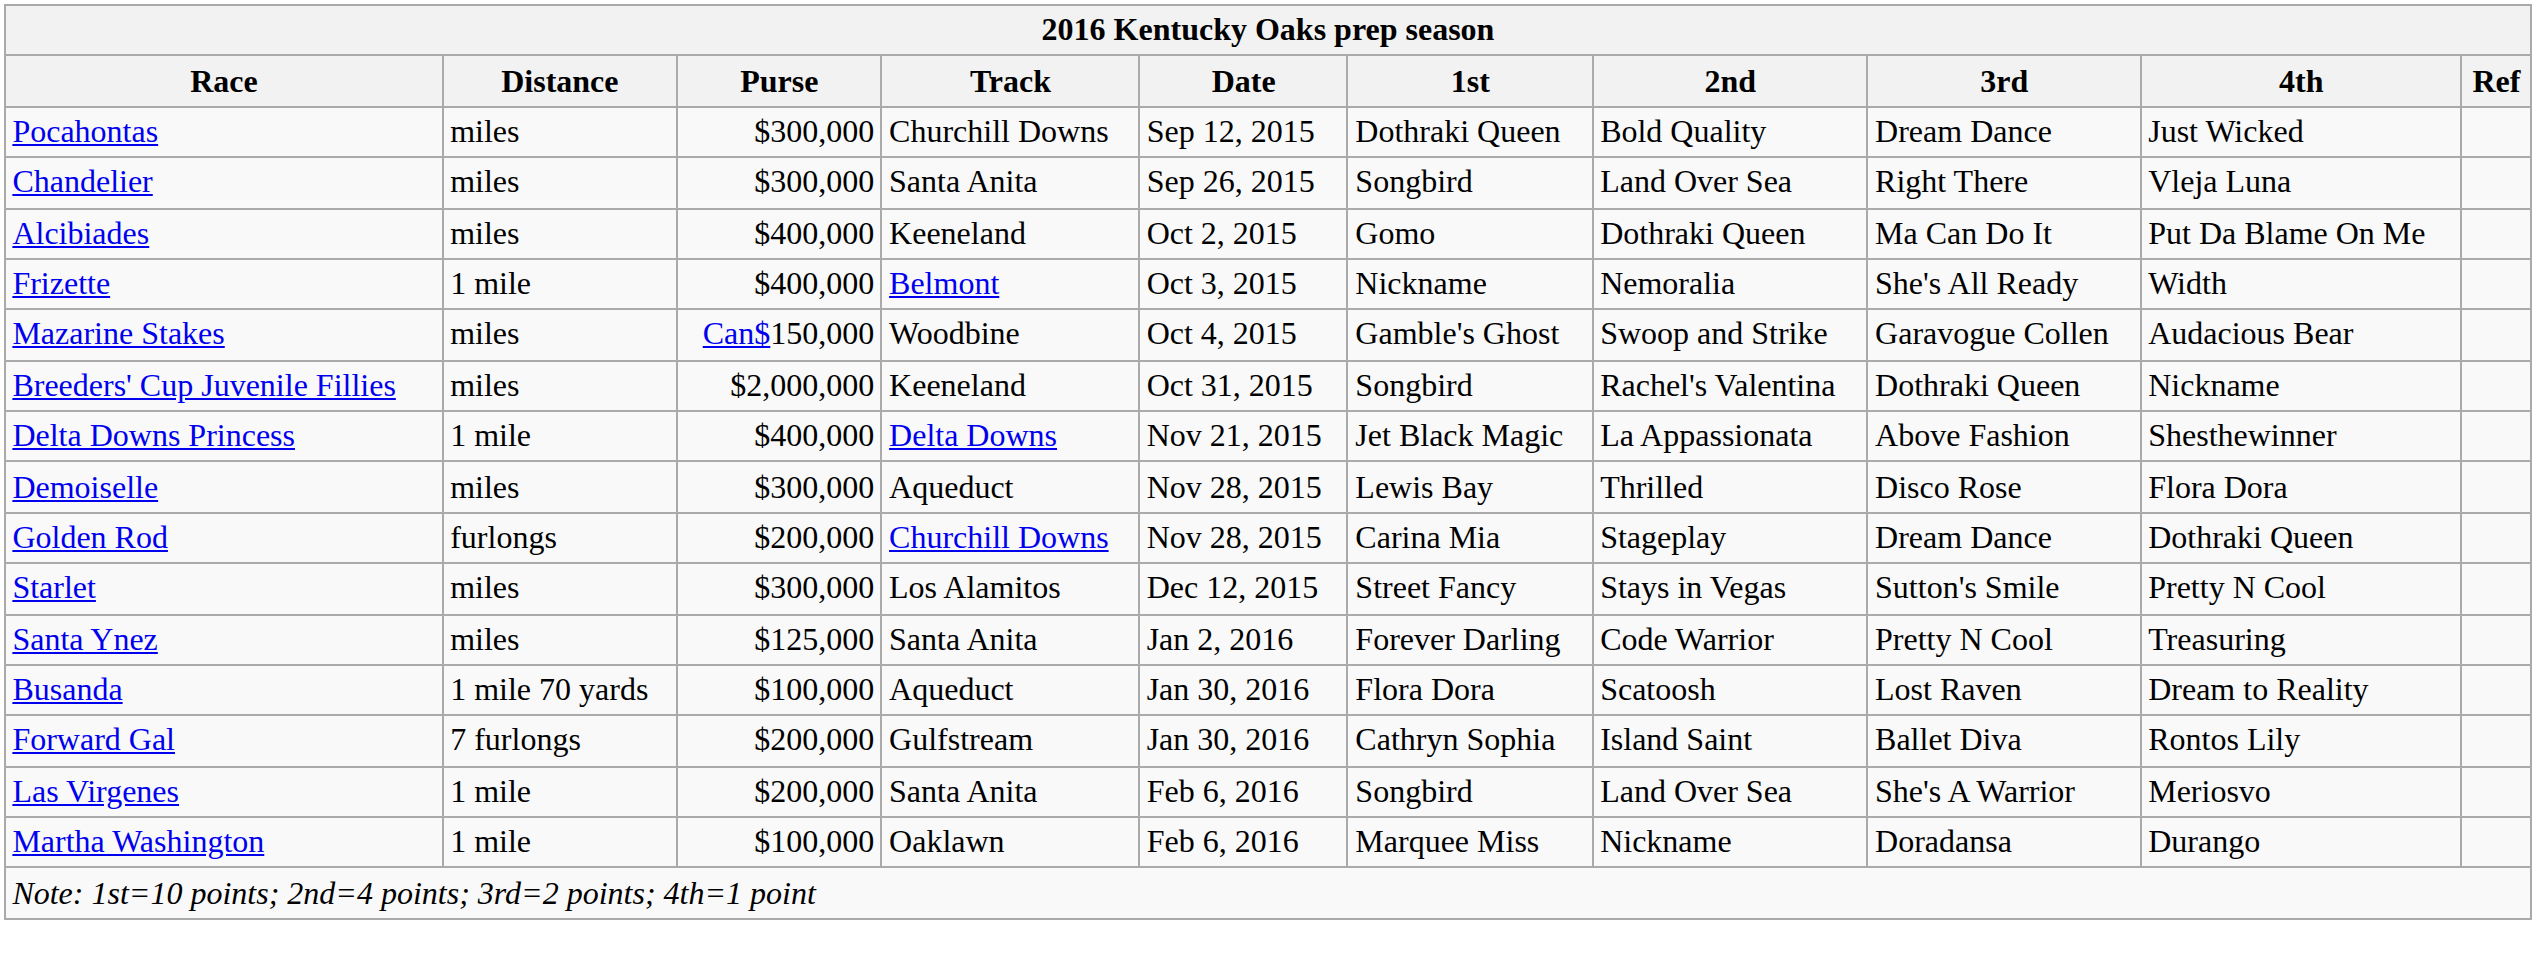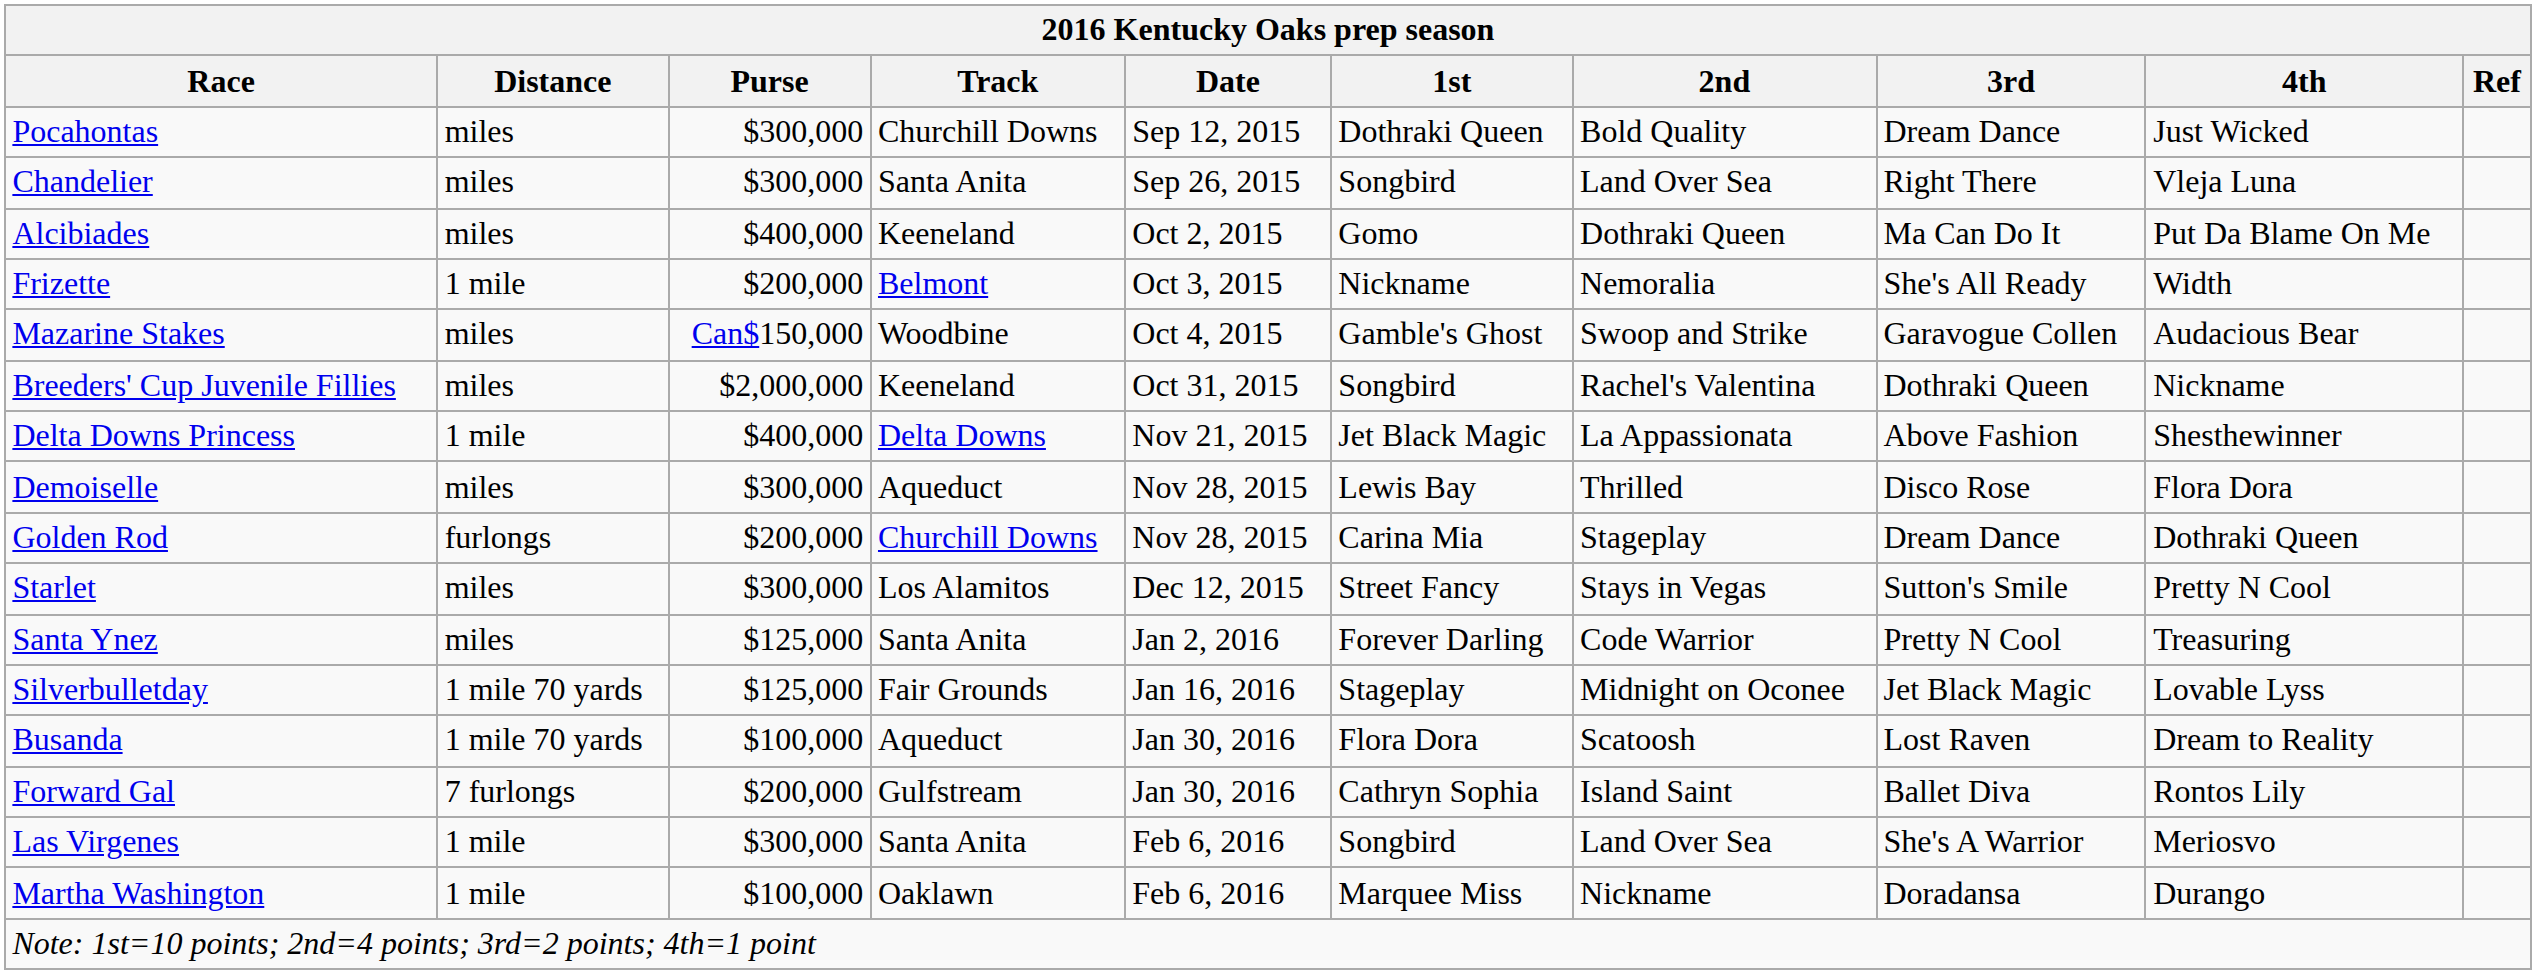(814, 283) $400,000 -> (803, 283) $200,000
+ row: (110, 689)
(814, 791) $200,000 -> (803, 841) $300,000
